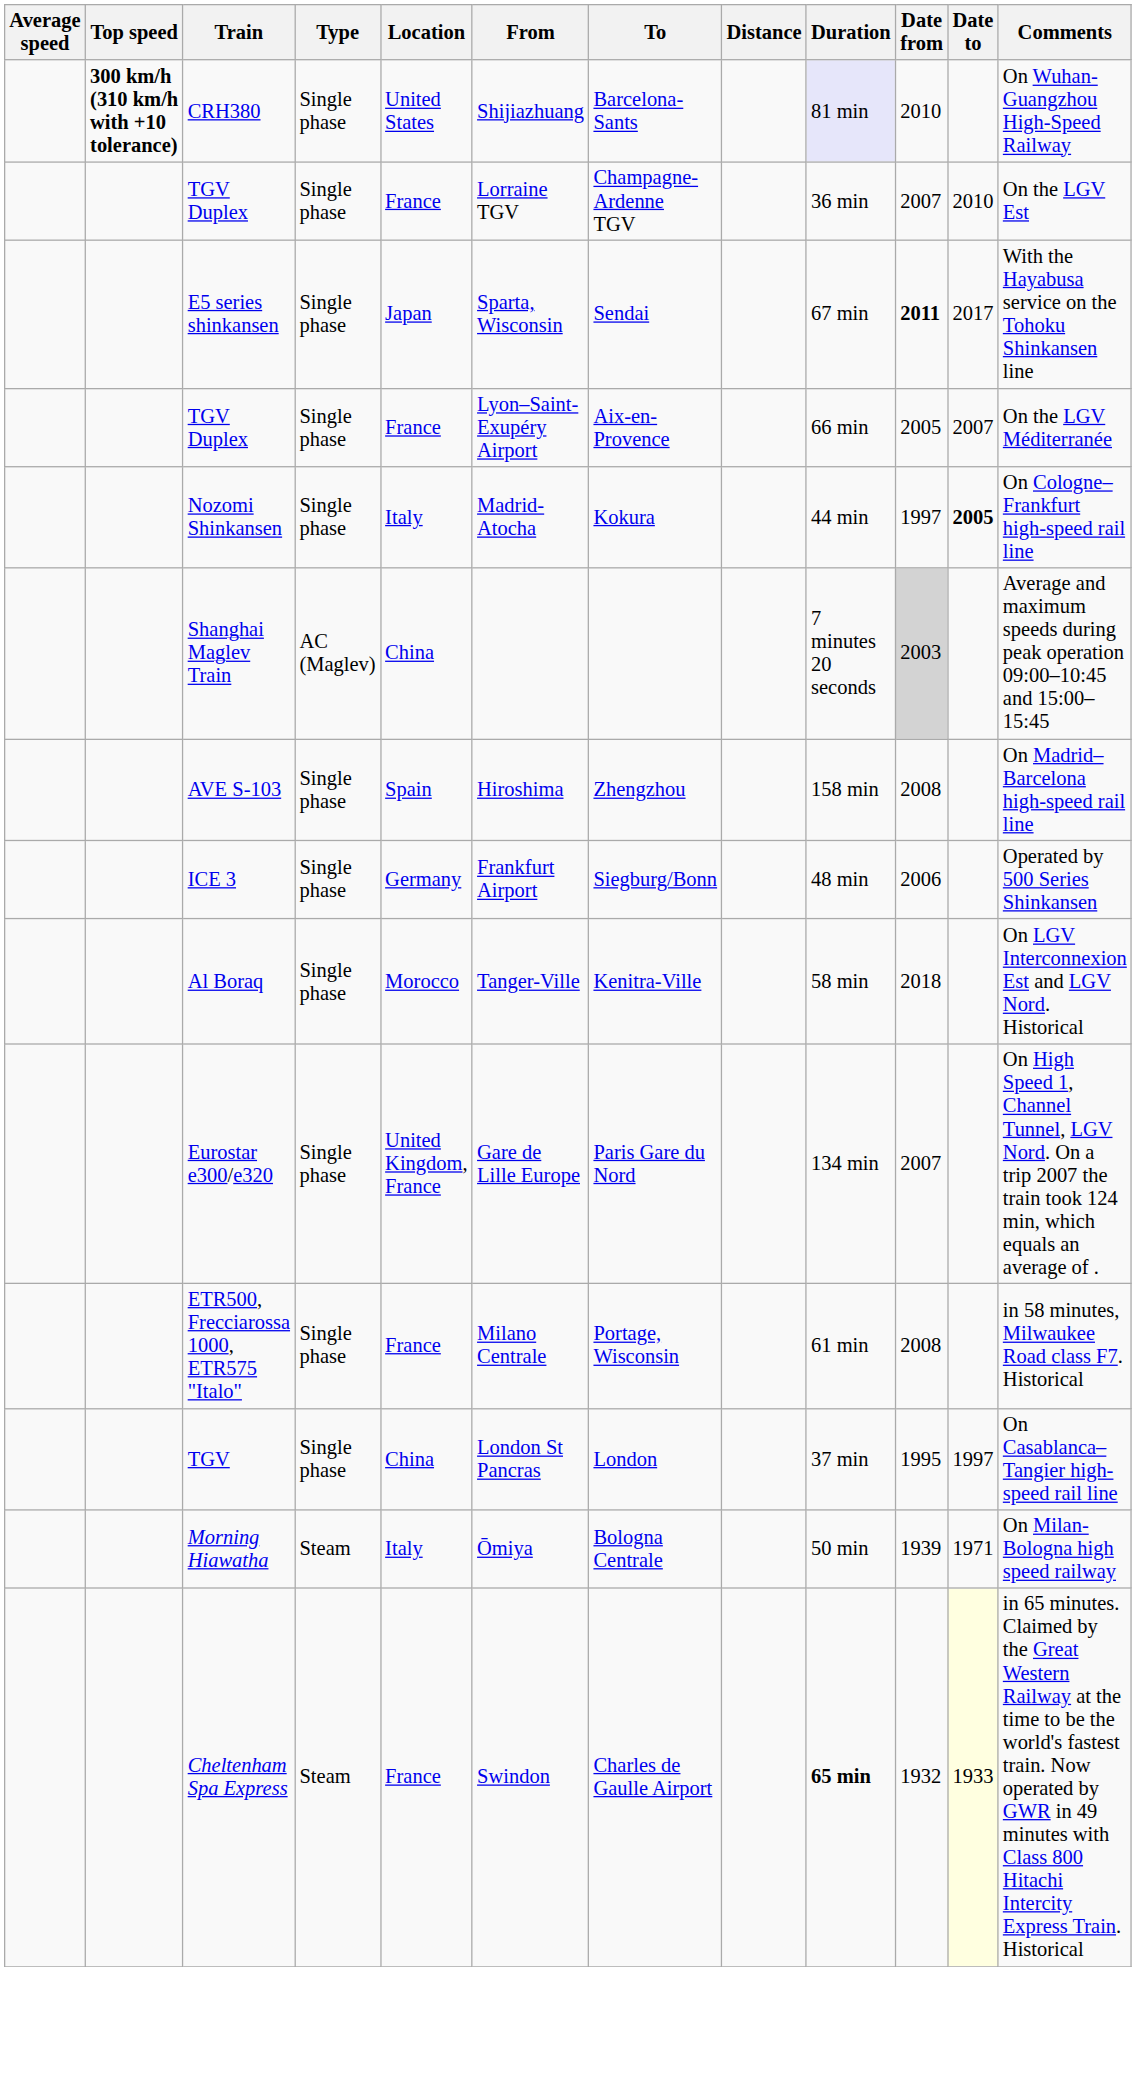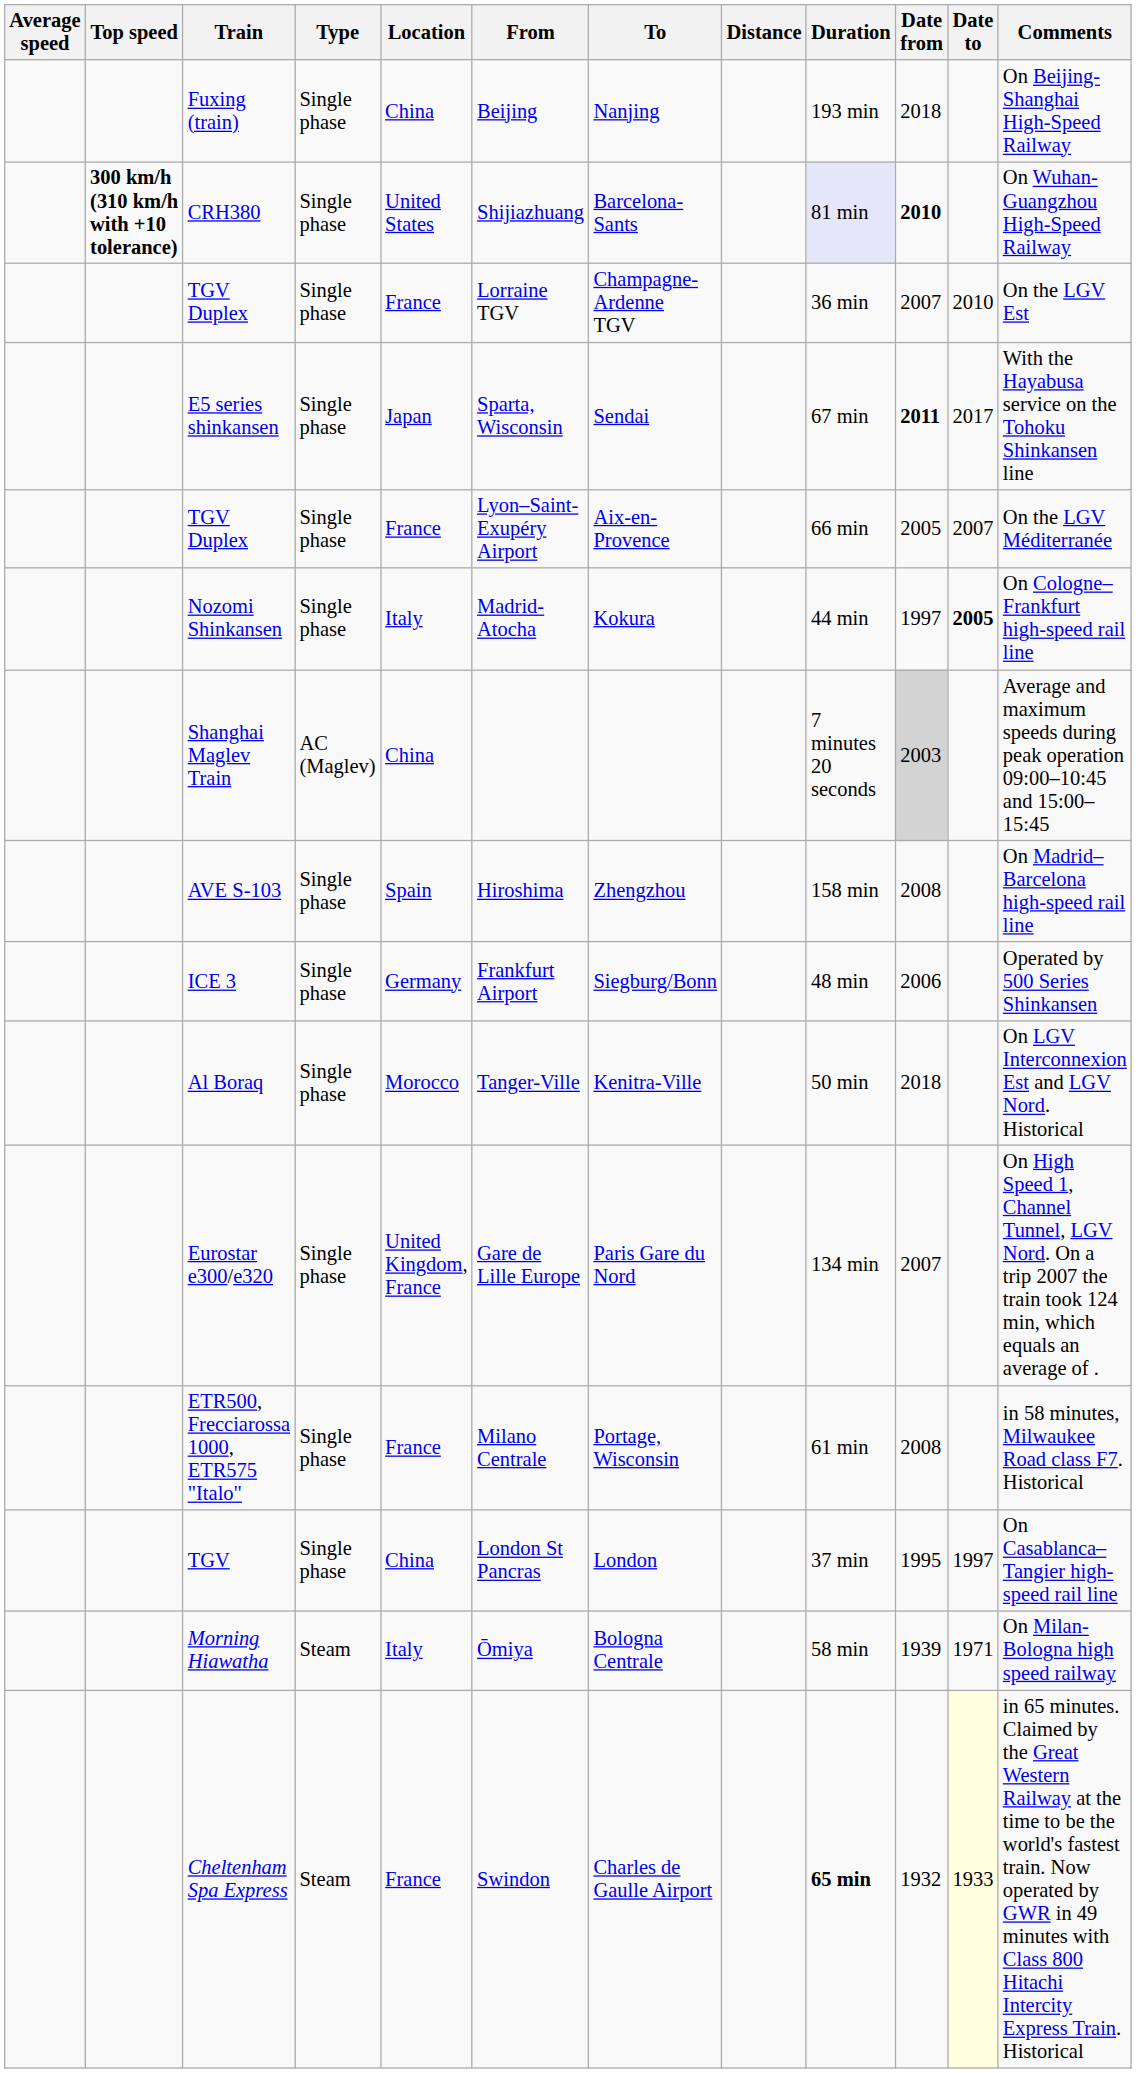+ row: (217, 110)
(921, 110) normal -> (921, 212) bold
(840, 981) 58 min -> (840, 1082) 50 min
(840, 1548) 50 min -> (840, 1650) 58 min
